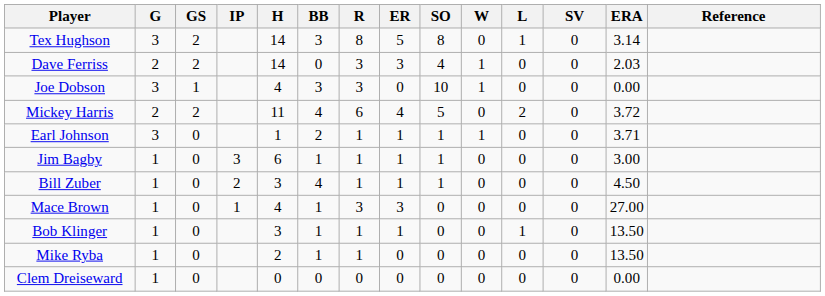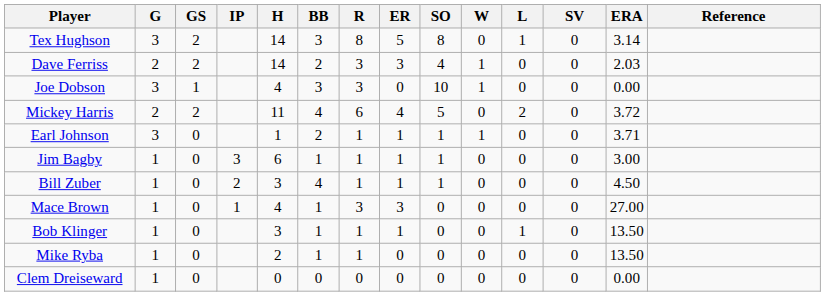(318, 64) 0 -> (318, 64) 2
